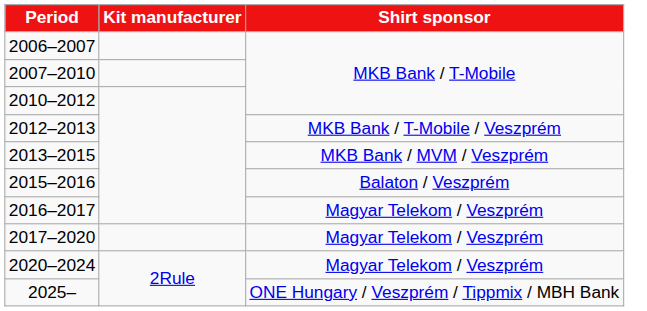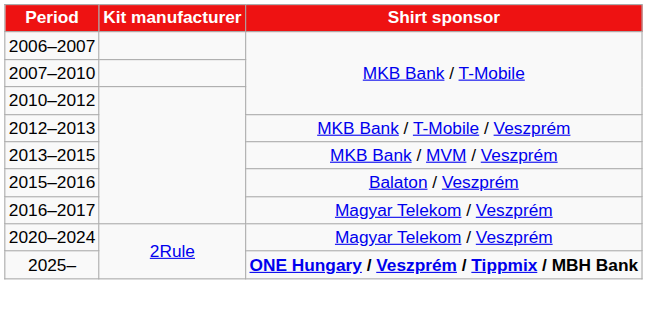- row: (52, 237)
(434, 292) normal -> (444, 264) bold
